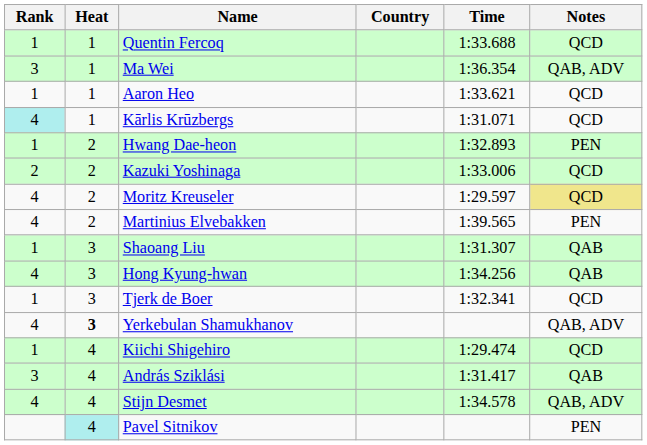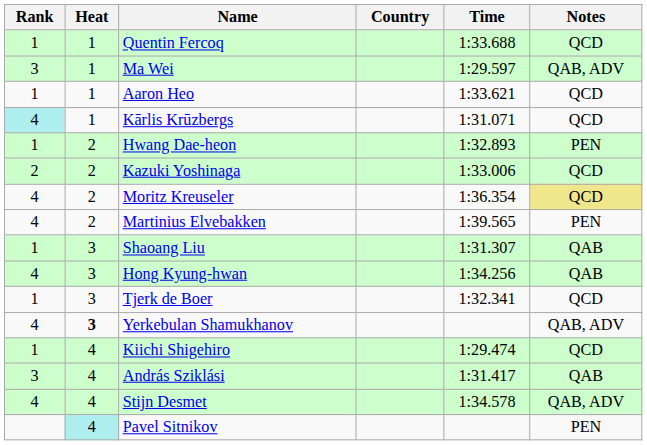(487, 68) 1:36.354 -> (487, 68) 1:29.597
(487, 196) 1:29.597 -> (487, 196) 1:36.354
